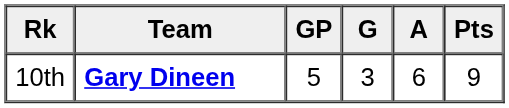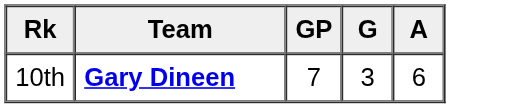- column: (474, 29)
(314, 77) 5 -> (314, 77) 7
